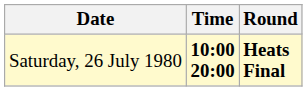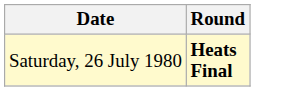- column: (213, 19)
